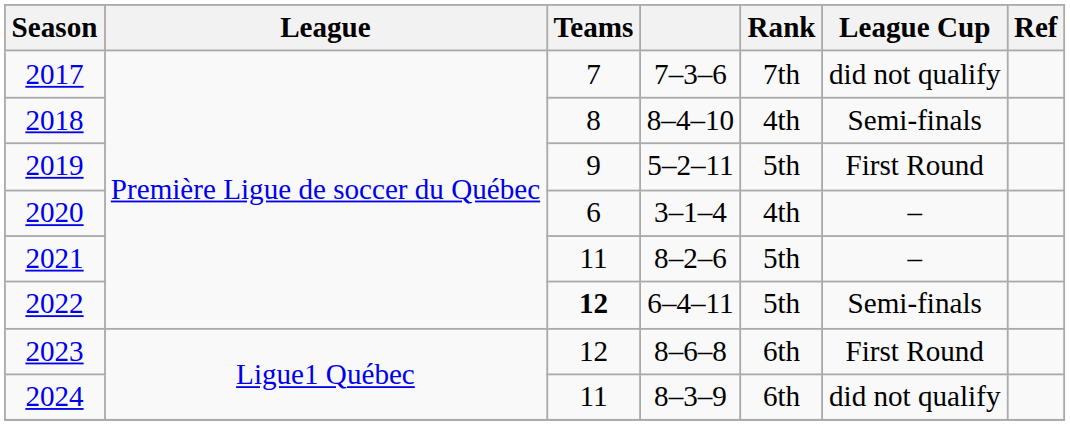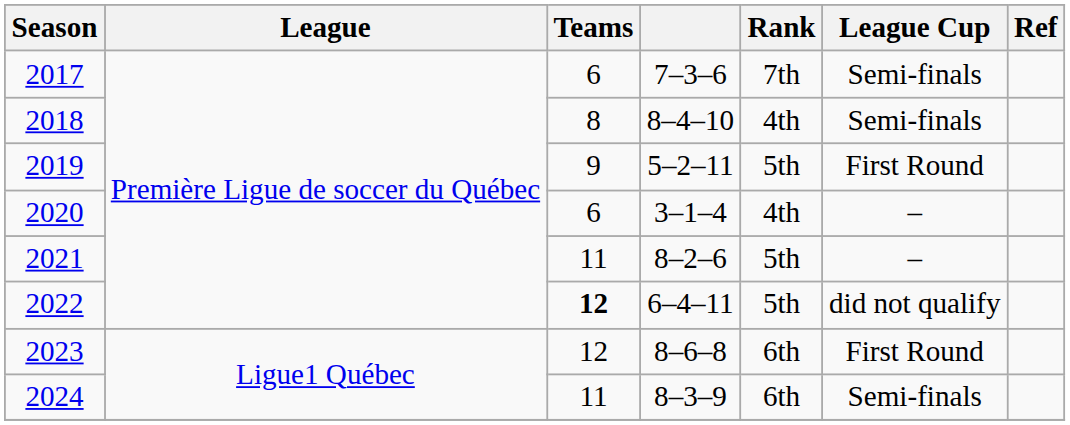(593, 73) 7 -> (593, 73) 6
(915, 73) did not qualify -> (915, 73) Semi-finals
(915, 304) Semi-finals -> (915, 304) did not qualify
(915, 397) did not qualify -> (915, 397) Semi-finals
